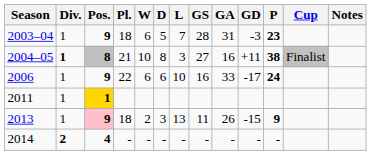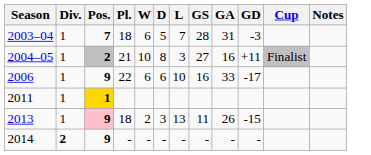- column: (273, 14)
(107, 35) 9 -> (107, 35) 7
(63, 56) bold -> (63, 56) normal
(107, 56) 8 -> (107, 56) 2
(107, 139) 4 -> (107, 139) 9
